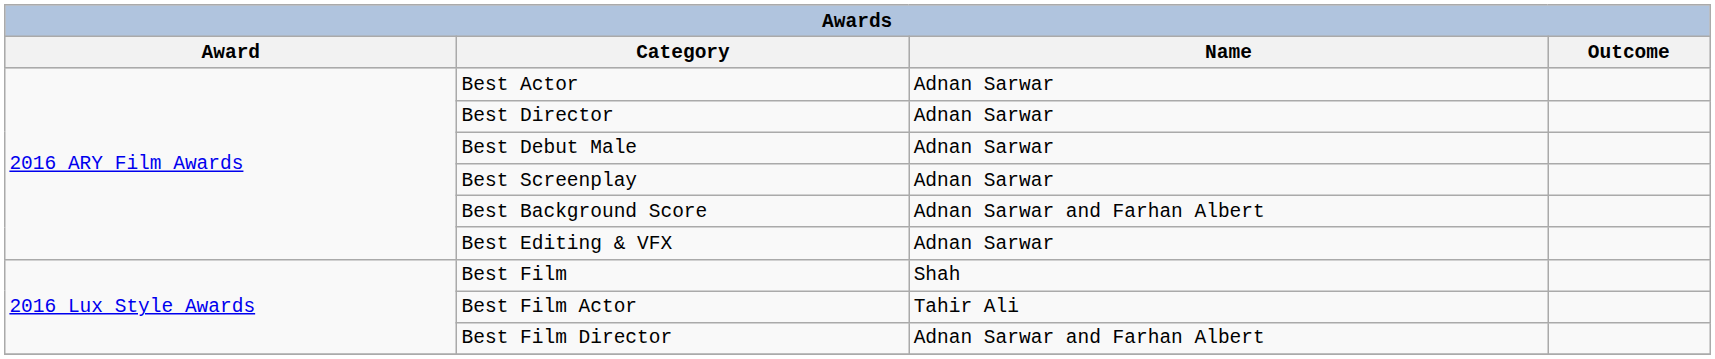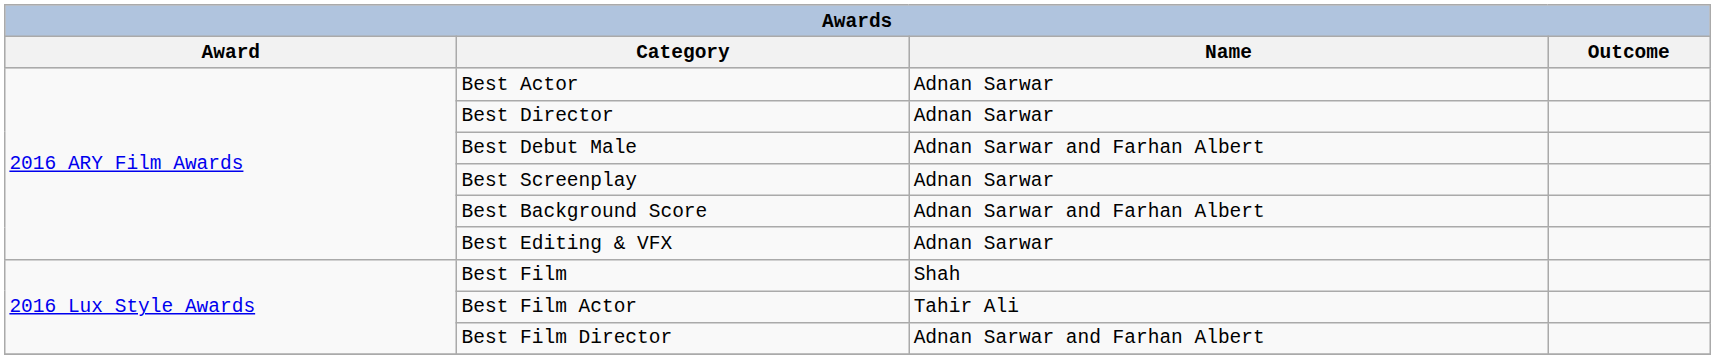(984, 148) Adnan Sarwar -> (1089, 148) Adnan Sarwar and Farhan Albert
